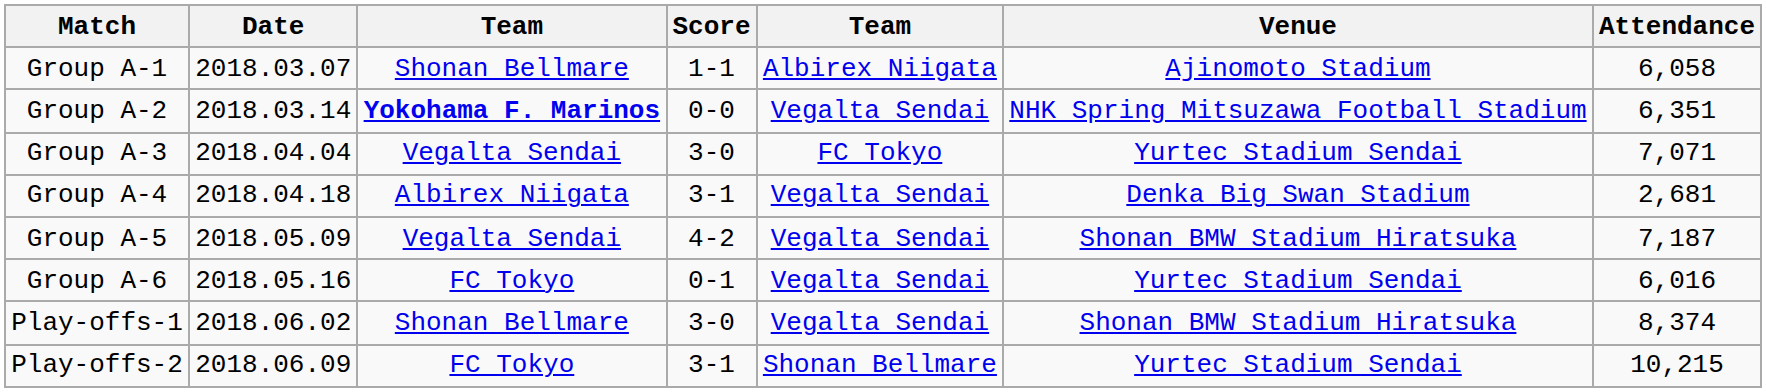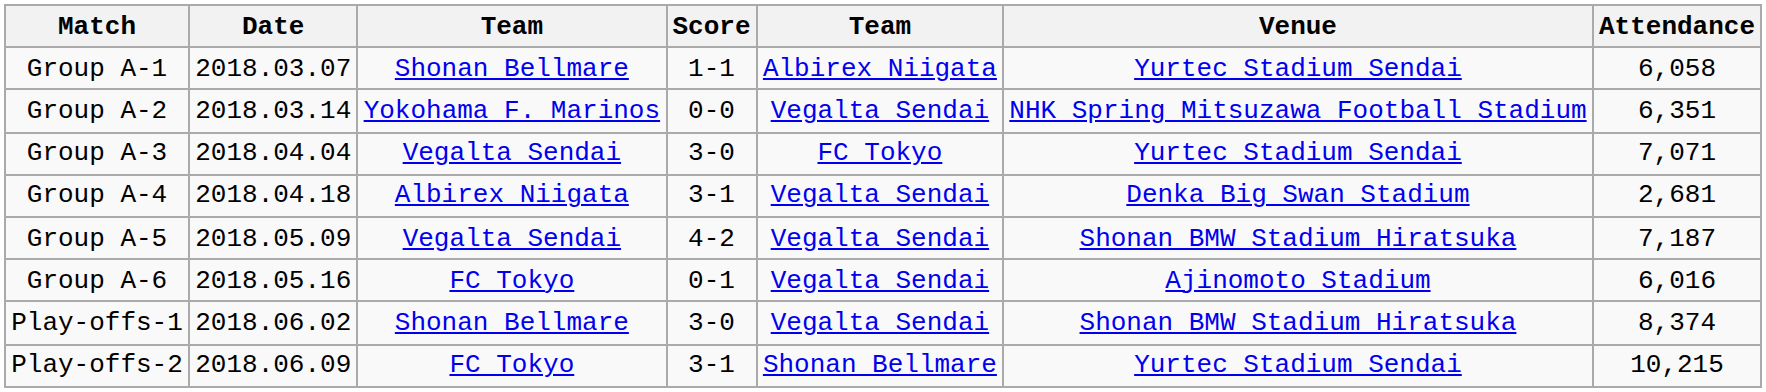(1298, 69) Ajinomoto Stadium -> (1298, 69) Yurtec Stadium Sendai
(512, 111) bold -> (512, 111) normal
(1298, 280) Yurtec Stadium Sendai -> (1298, 280) Ajinomoto Stadium
